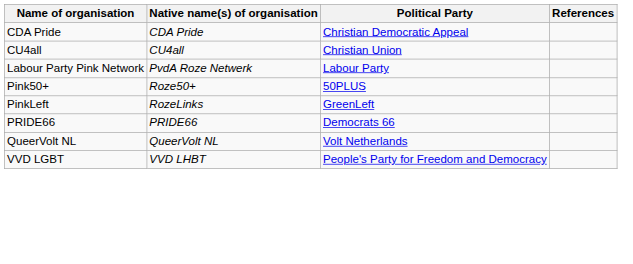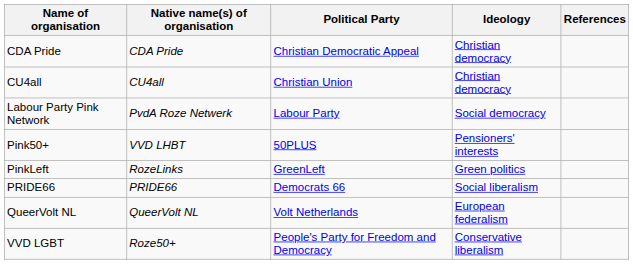+ column: (507, 20)
(173, 86) Roze50+ -> (157, 145) VVD LHBT
(178, 159) VVD LHBT -> (152, 244) Roze50+
